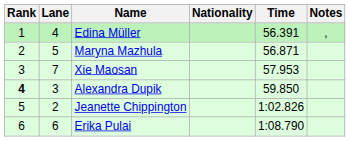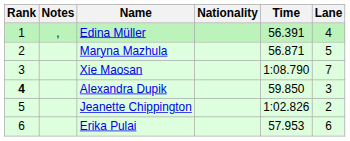columns swapped: (55, 13) <-> (326, 13)
(281, 70) 57.953 -> (286, 70) 1:08.790
(281, 126) 1:08.790 -> (286, 126) 57.953
